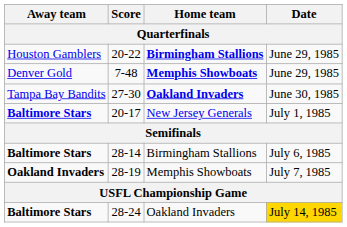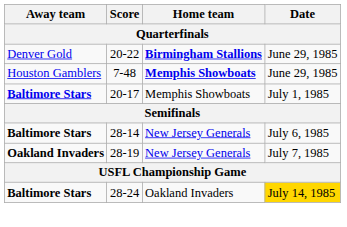(54, 53) Houston Gamblers -> (40, 53) Denver Gold
(40, 73) Denver Gold -> (54, 73) Houston Gamblers
- row: (126, 93)
(199, 113) New Jersey Generals -> (198, 93) Memphis Showboats
(202, 152) Birmingham Stallions -> (198, 133) New Jersey Generals
(199, 172) Memphis Showboats -> (198, 152) New Jersey Generals
